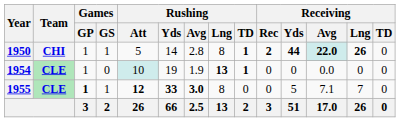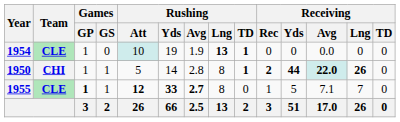rows swapped: (19, 51) <-> (19, 70)
(196, 88) 3.0 -> (196, 88) 2.7
(269, 88) 0 -> (269, 88) 1
